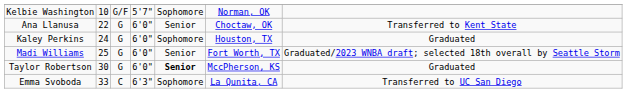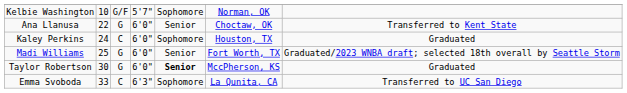(120, 39) G -> (120, 39) C
